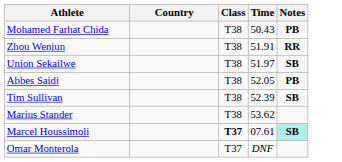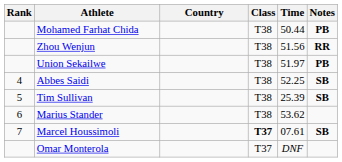+ column: (19, 13)
(262, 30) 50.43 -> (292, 30) 50.44
(262, 47) 51.91 -> (292, 47) 51.56
(292, 64) SB -> (322, 64) PB
(262, 81) 52.05 -> (292, 81) 52.25
(292, 81) PB -> (322, 81) SB
(262, 98) 52.39 -> (292, 98) 25.39
(292, 132) paleturquoise background -> (322, 132) no background
